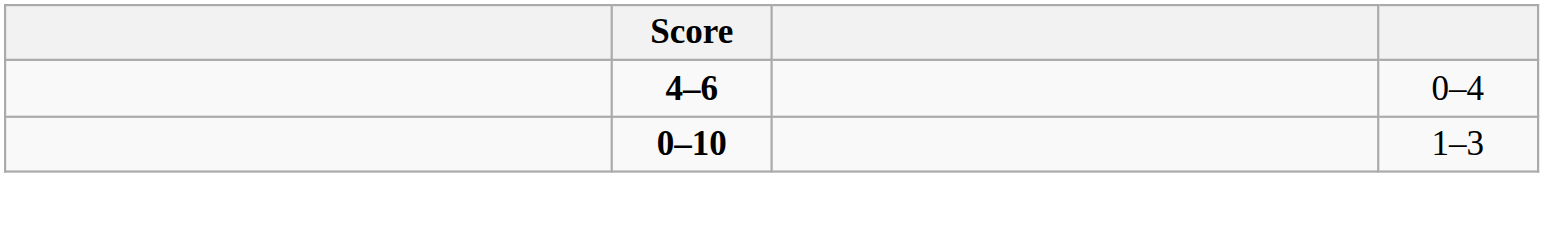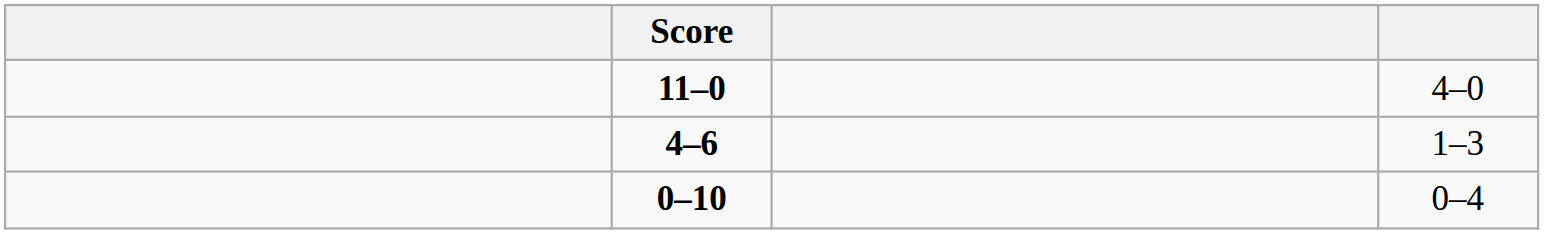+ row: (692, 87)
(1458, 87) 0–4 -> (1458, 143) 1–3
(1458, 143) 1–3 -> (1458, 198) 0–4
